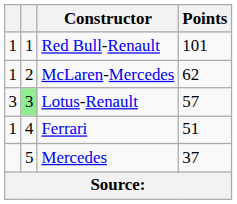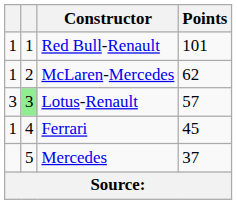(191, 129) 51 -> (191, 129) 45
